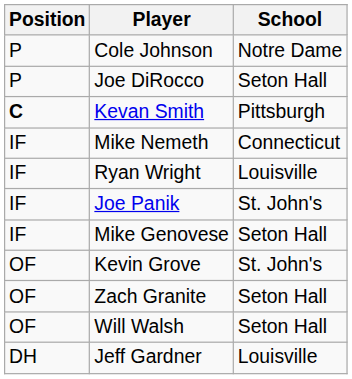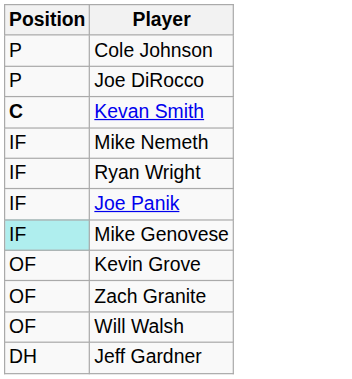- column: (290, 19)
(18, 234) no background -> (18, 234) paleturquoise background
